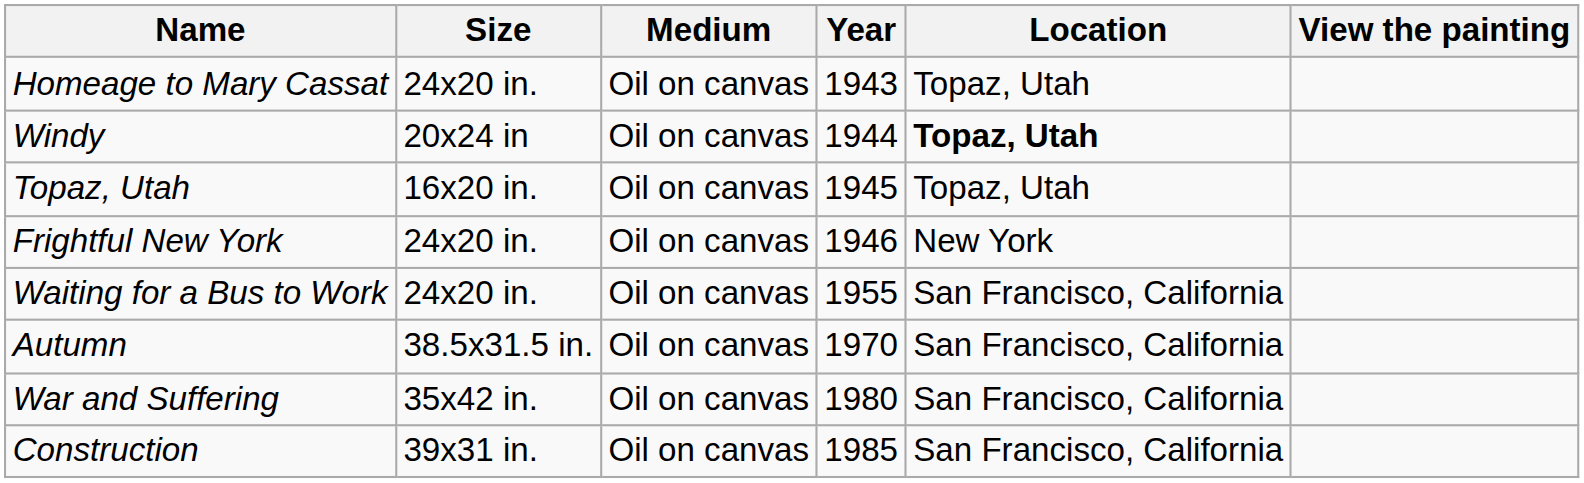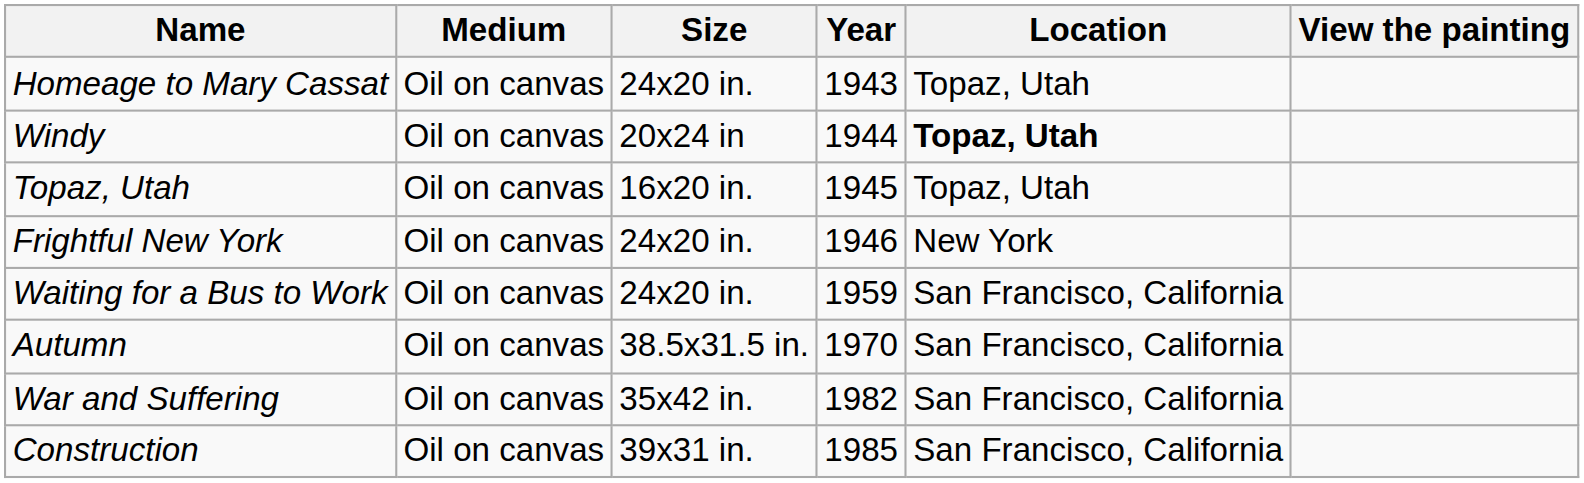columns swapped: (498, 30) <-> (709, 30)
(861, 293) 1955 -> (861, 293) 1959
(861, 398) 1980 -> (861, 398) 1982
